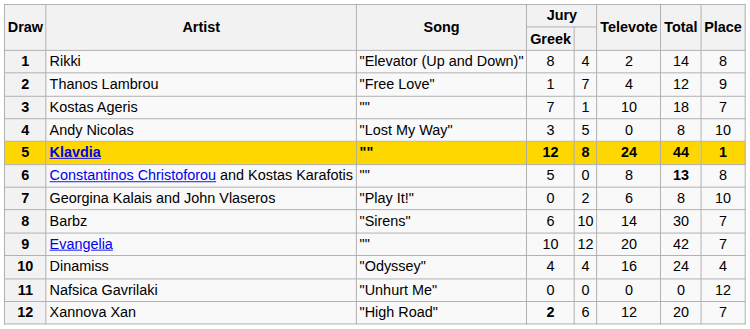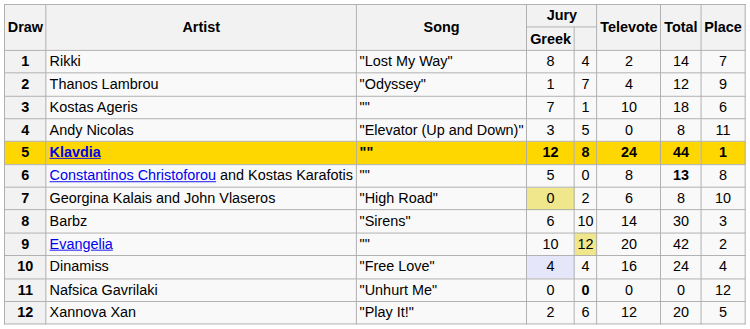(442, 61) "Elevator (Up and Down)" -> (406, 61) "Lost My Way"
(723, 61) 8 -> (723, 61) 7
(397, 84) "Free Love" -> (393, 84) "Odyssey"
(723, 107) 7 -> (723, 107) 6
(406, 130) "Lost My Way" -> (442, 130) "Elevator (Up and Down)"
(723, 130) 10 -> (723, 130) 11
(387, 198) "Play It!" -> (399, 198) "High Road"
(551, 198) no background -> (551, 198) khaki background
(723, 221) 7 -> (723, 221) 3
(586, 244) no background -> (586, 244) khaki background
(723, 244) 7 -> (723, 244) 2
(393, 267) "Odyssey" -> (397, 267) "Free Love"
(551, 267) no background -> (551, 267) lavender background
(586, 289) normal -> (586, 289) bold
(399, 312) "High Road" -> (387, 312) "Play It!"
(551, 312) bold -> (551, 312) normal
(723, 312) 7 -> (723, 312) 5
